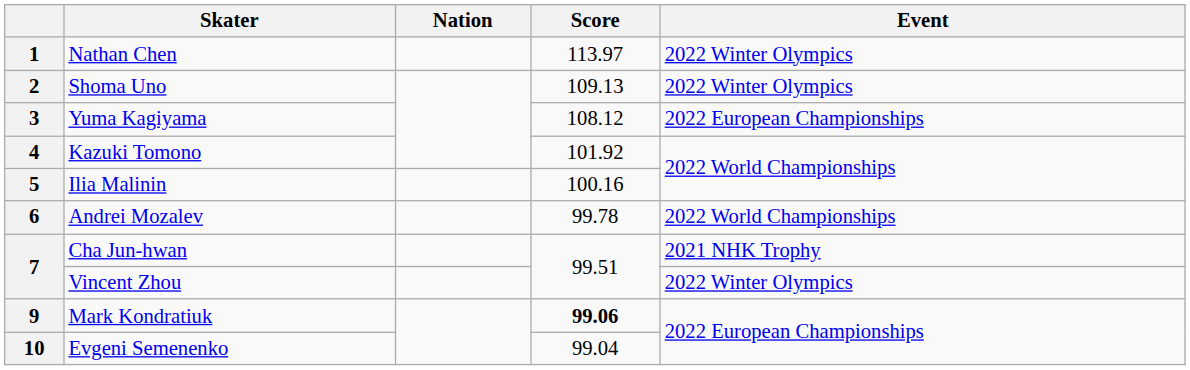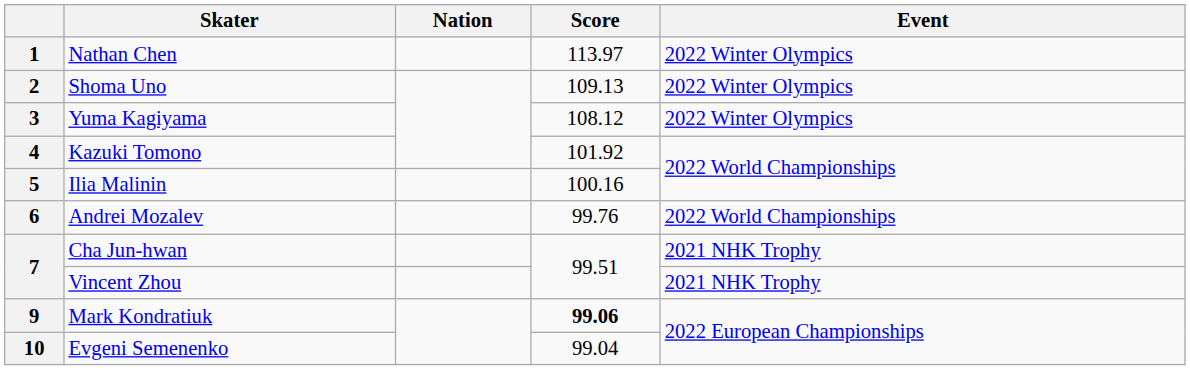(794, 119) 2022 European Championships -> (759, 119) 2022 Winter Olympics
(595, 217) 99.78 -> (595, 217) 99.76
(759, 282) 2022 Winter Olympics -> (743, 282) 2021 NHK Trophy
